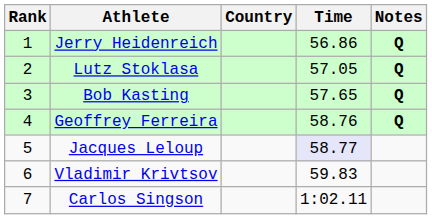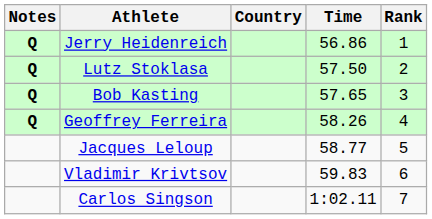columns swapped: (28, 18) <-> (399, 18)
(334, 70) 57.05 -> (343, 70) 57.50
(334, 122) 58.76 -> (343, 122) 58.26
(334, 148) lavender background -> (343, 148) no background
